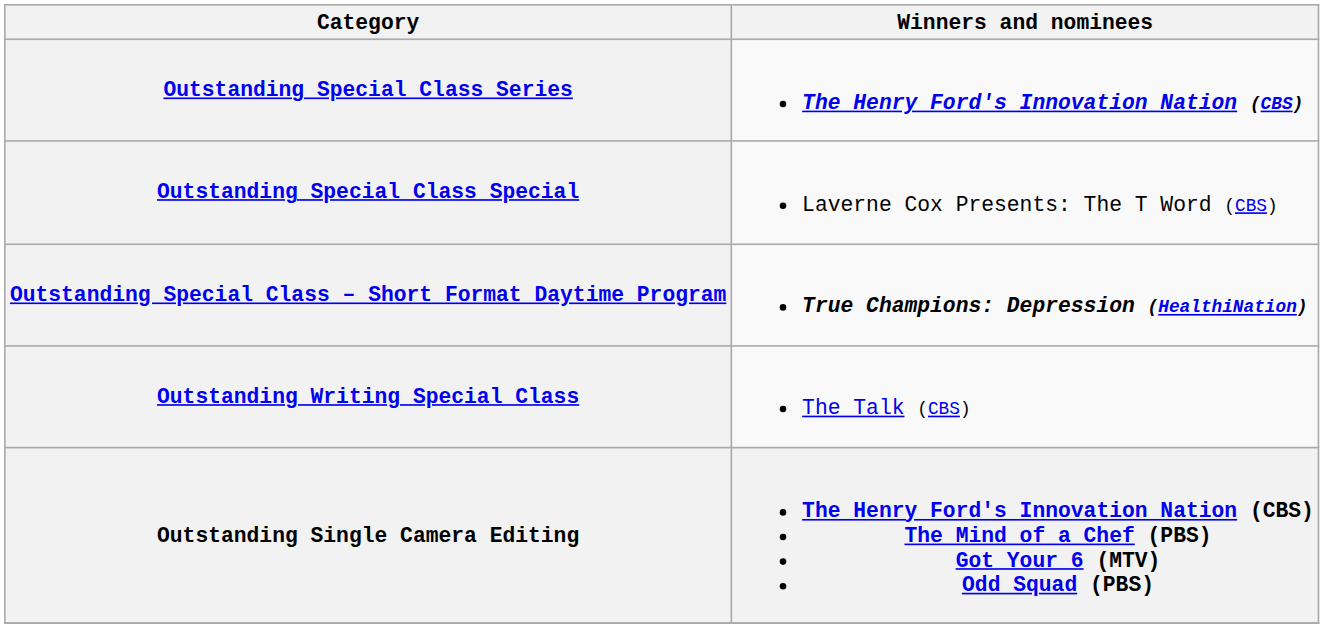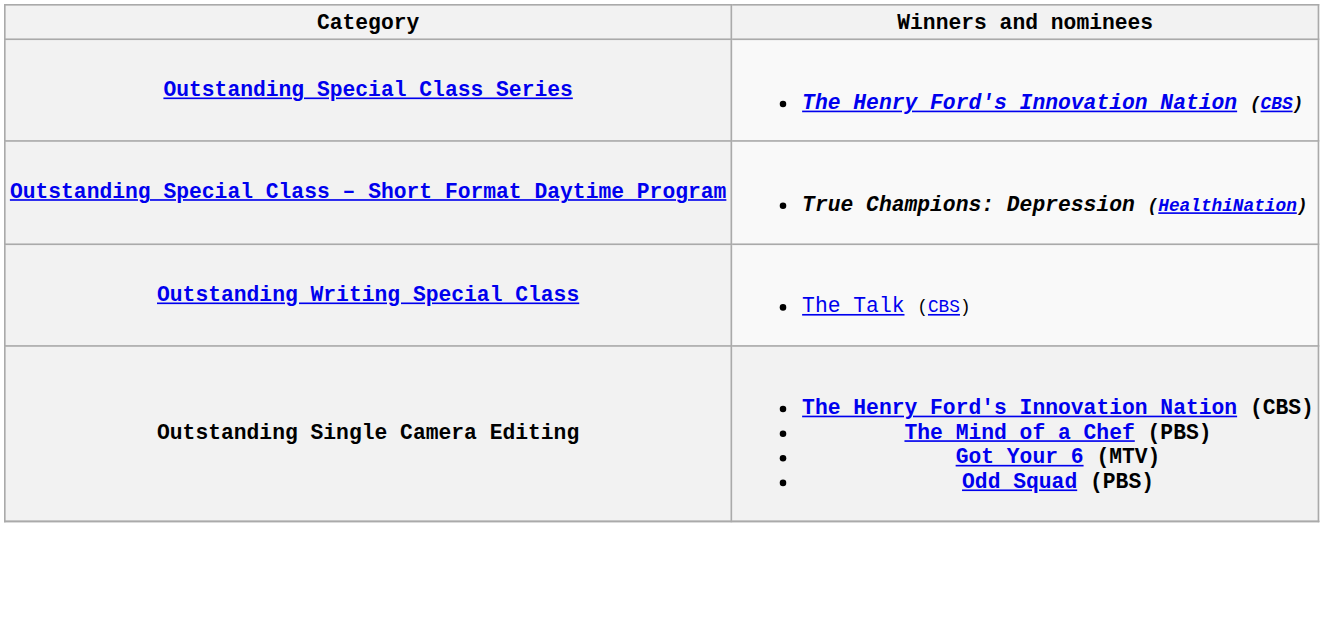- row: (368, 193)
